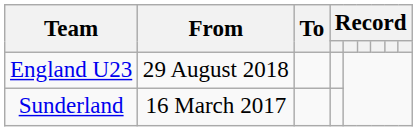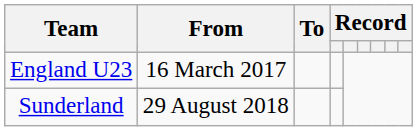(216, 69) 29 August 2018 -> (216, 69) 16 March 2017
(216, 106) 16 March 2017 -> (216, 106) 29 August 2018
